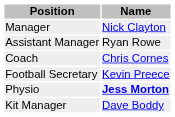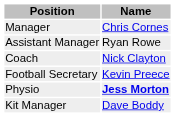(134, 27) Nick Clayton -> (135, 27) Chris Cornes
(135, 58) Chris Cornes -> (134, 58) Nick Clayton
